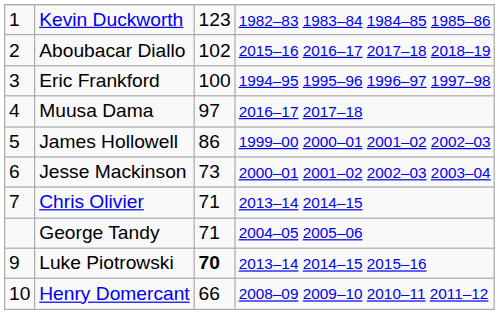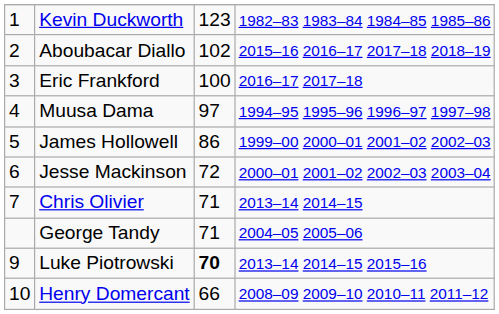(365, 81) 1994–95 1995–96 1996–97 1997–98 -> (301, 81) 2016–17 2017–18
(301, 111) 2016–17 2017–18 -> (365, 111) 1994–95 1995–96 1996–97 1997–98
(209, 171) 73 -> (209, 171) 72
